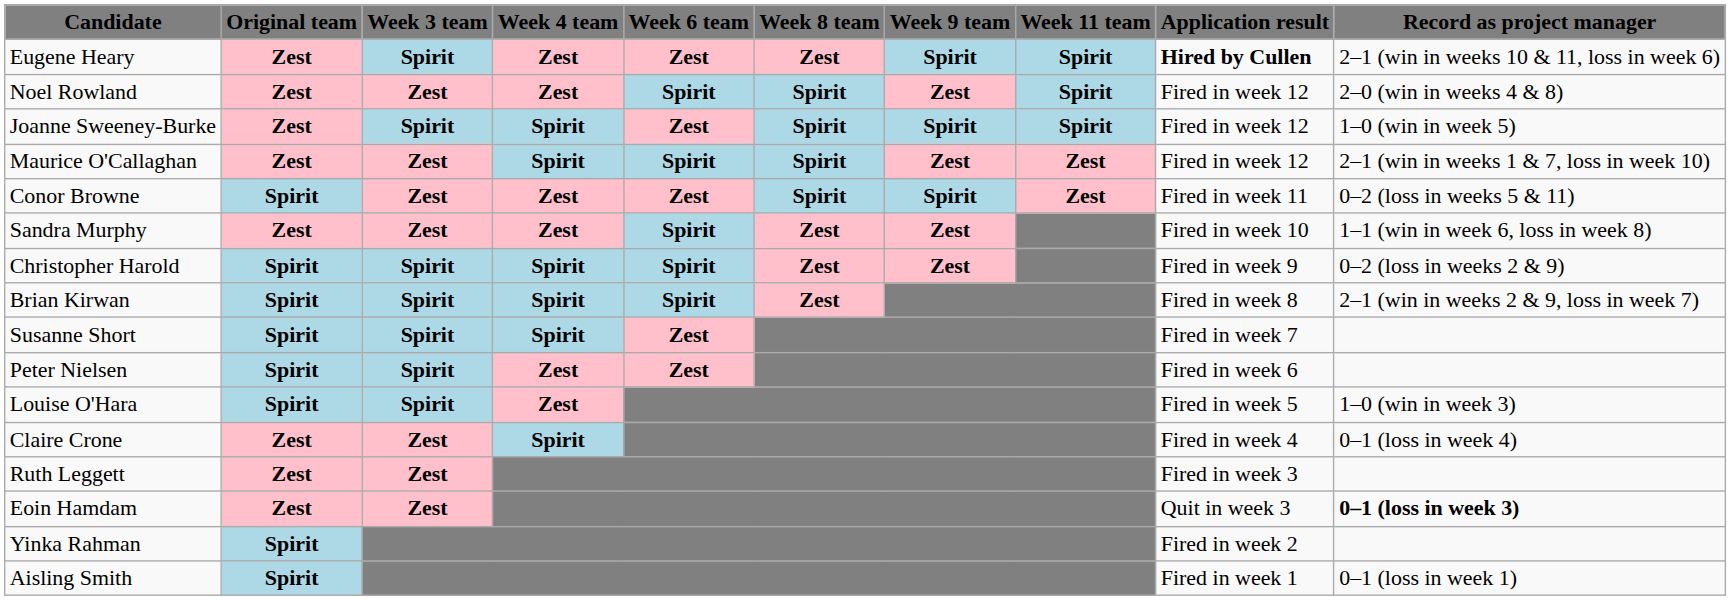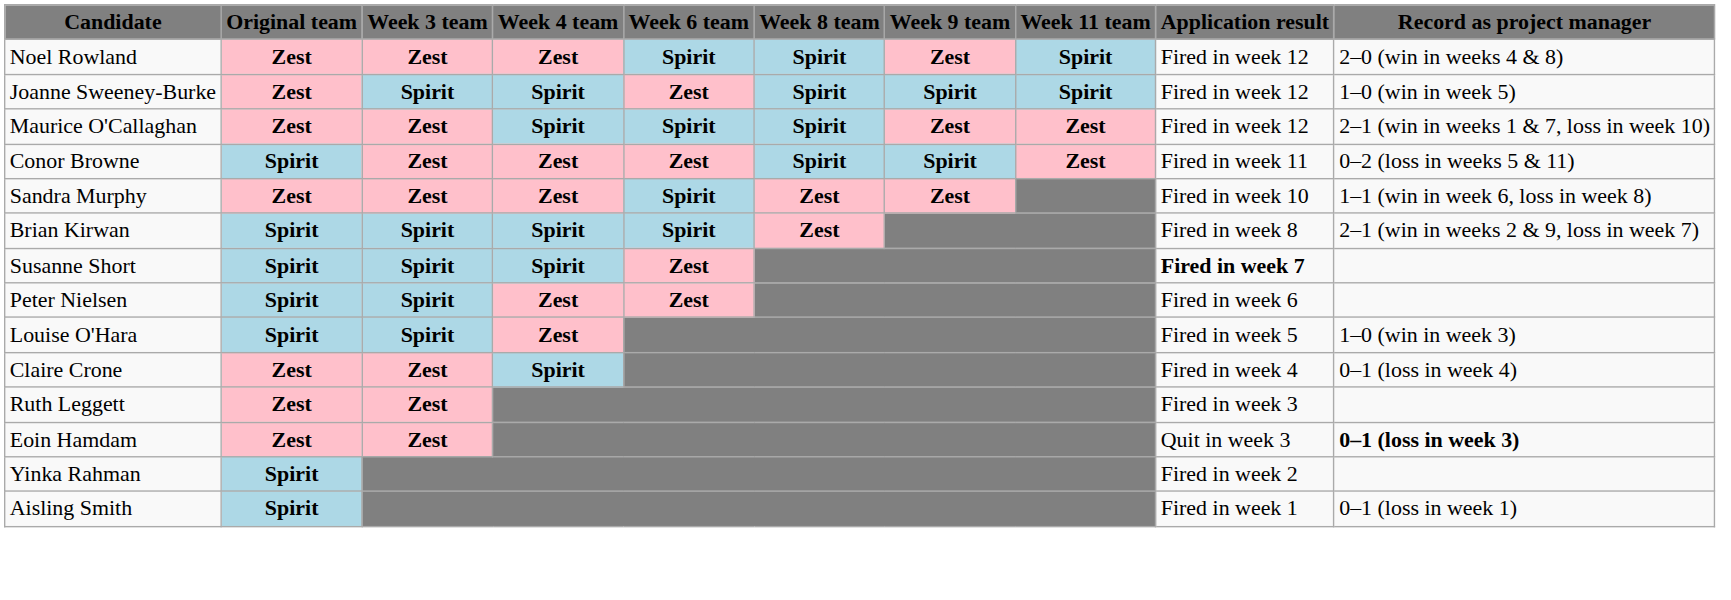- row: (72, 56)
- row: (95, 265)
(1229, 334) normal -> (1233, 265) bold
